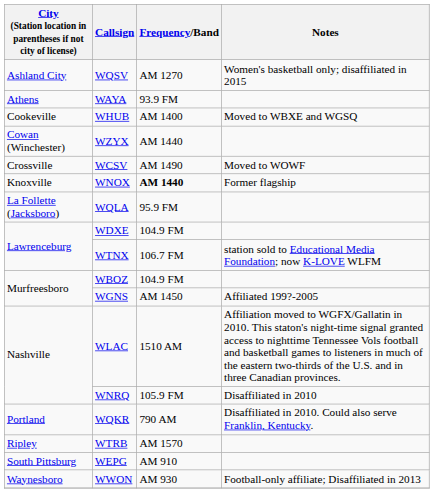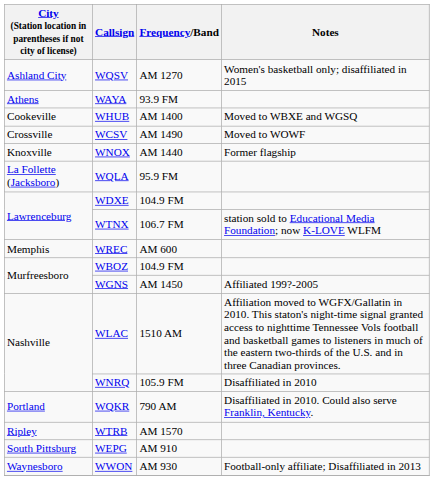- row: (112, 141)
(161, 182) bold -> (161, 152) normal
+ row: (111, 248)
